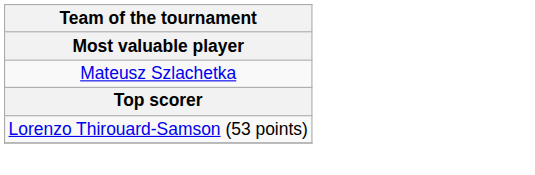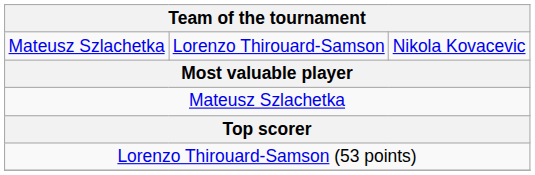+ row: (279, 45)
